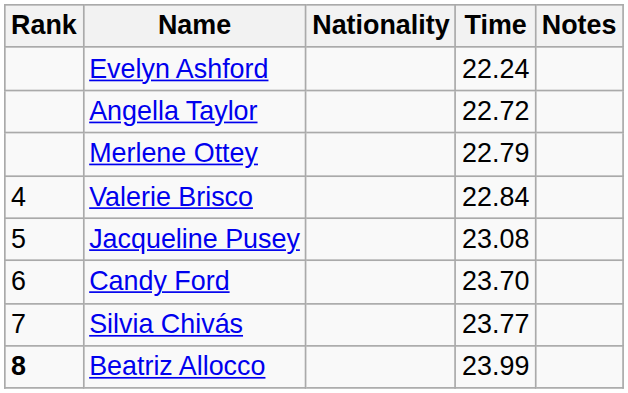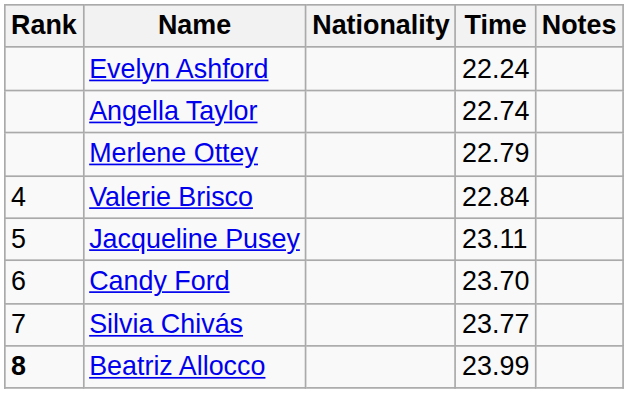(496, 111) 22.72 -> (496, 111) 22.74
(496, 238) 23.08 -> (495, 238) 23.11
